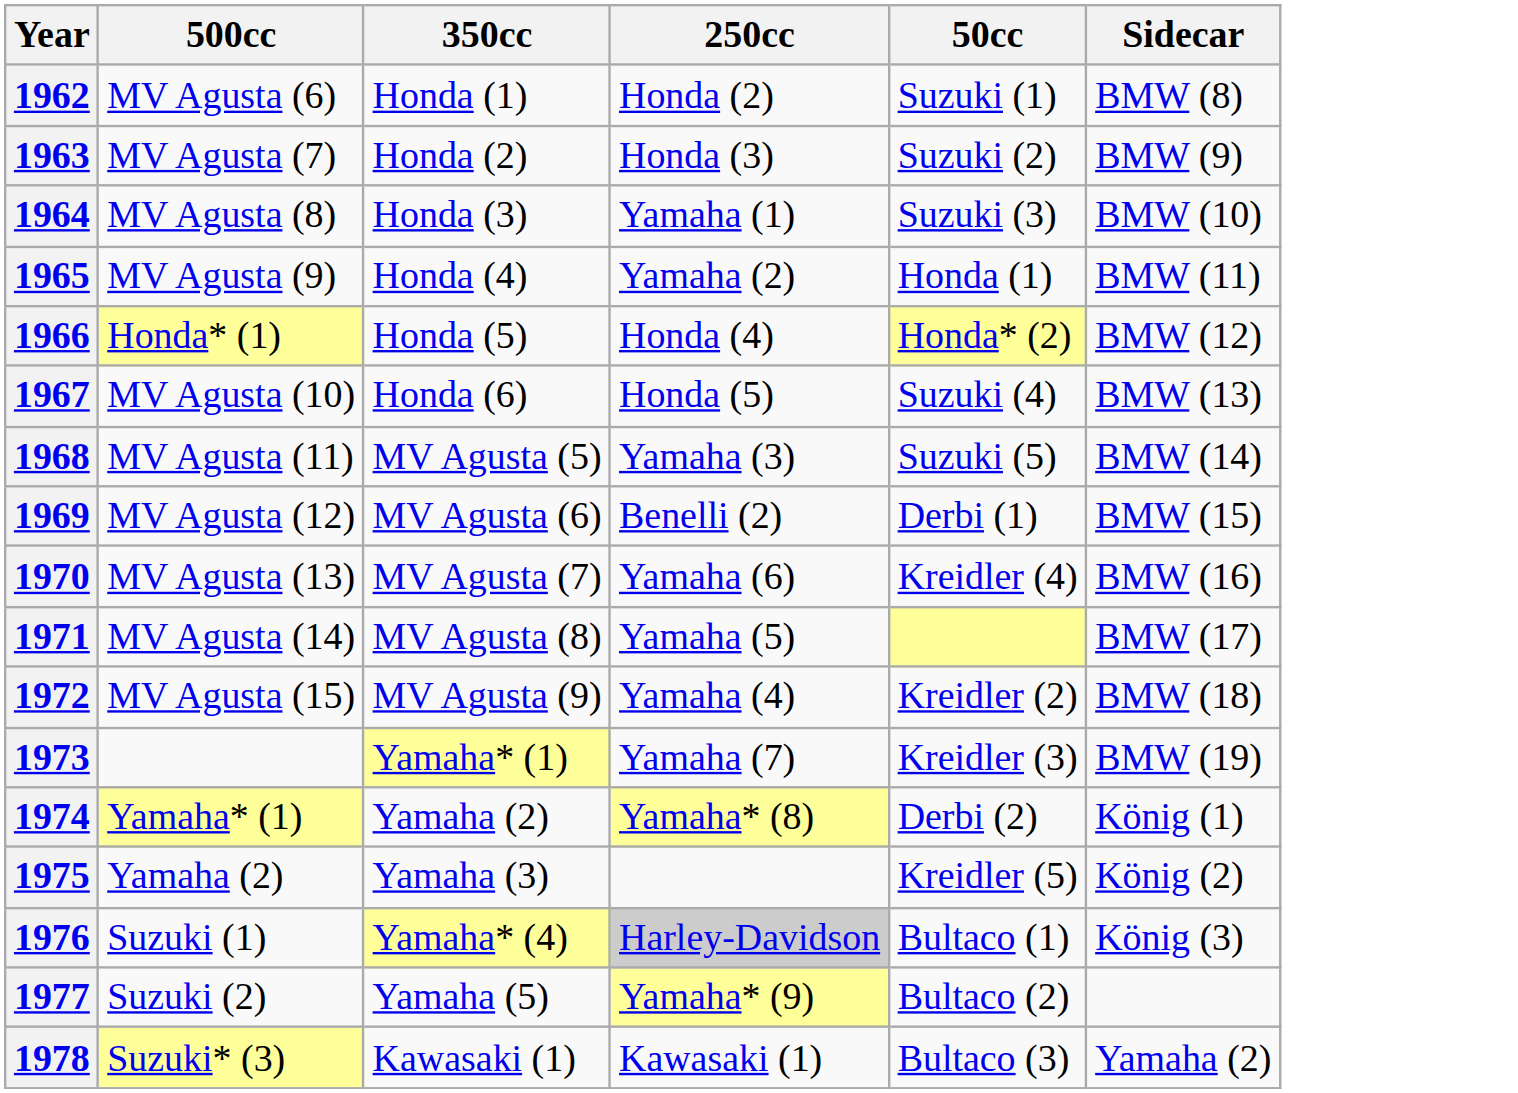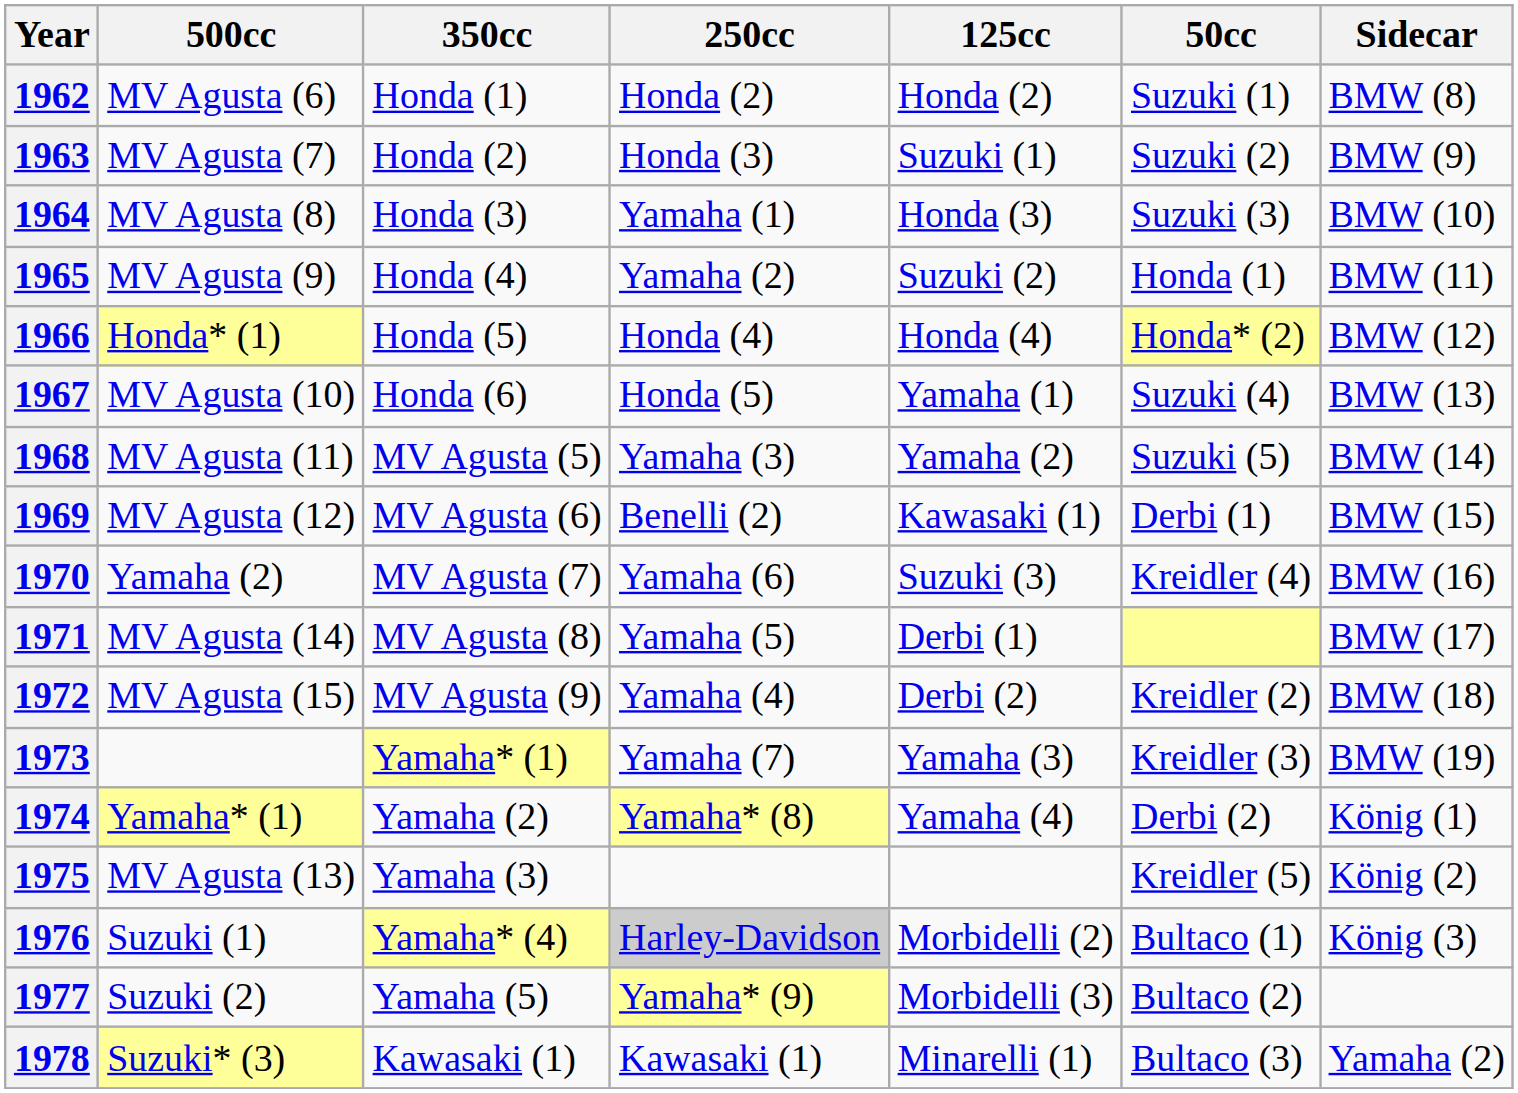+ column: (1006, 34)
(231, 575) MV Agusta (13) -> (195, 575) Yamaha (2)
(195, 876) Yamaha (2) -> (231, 876) MV Agusta (13)
